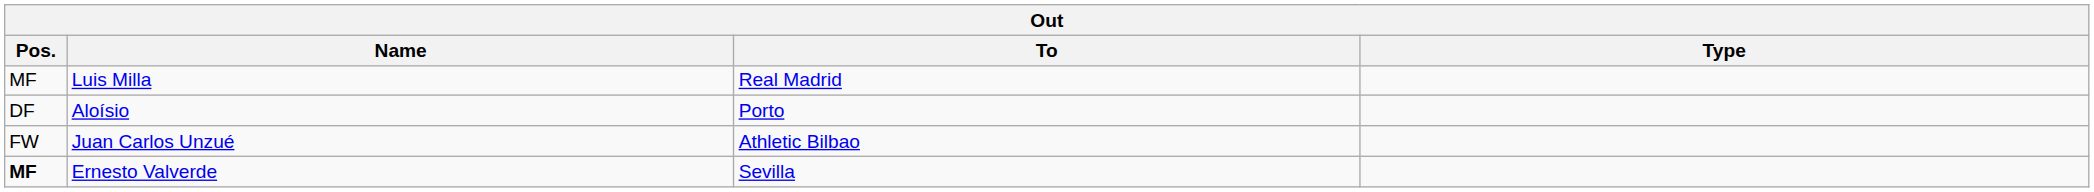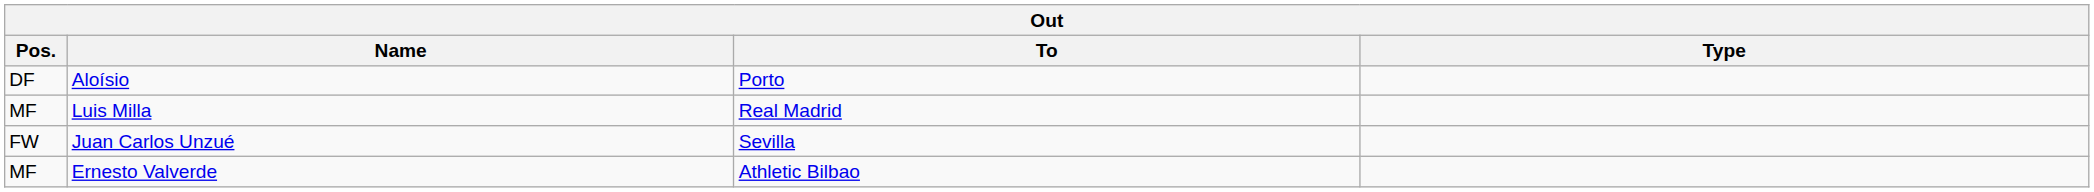rows swapped: (112, 81) <-> (100, 111)
(799, 141) Athletic Bilbao -> (767, 141) Sevilla
(23, 171) bold -> (23, 171) normal
(767, 171) Sevilla -> (799, 171) Athletic Bilbao
